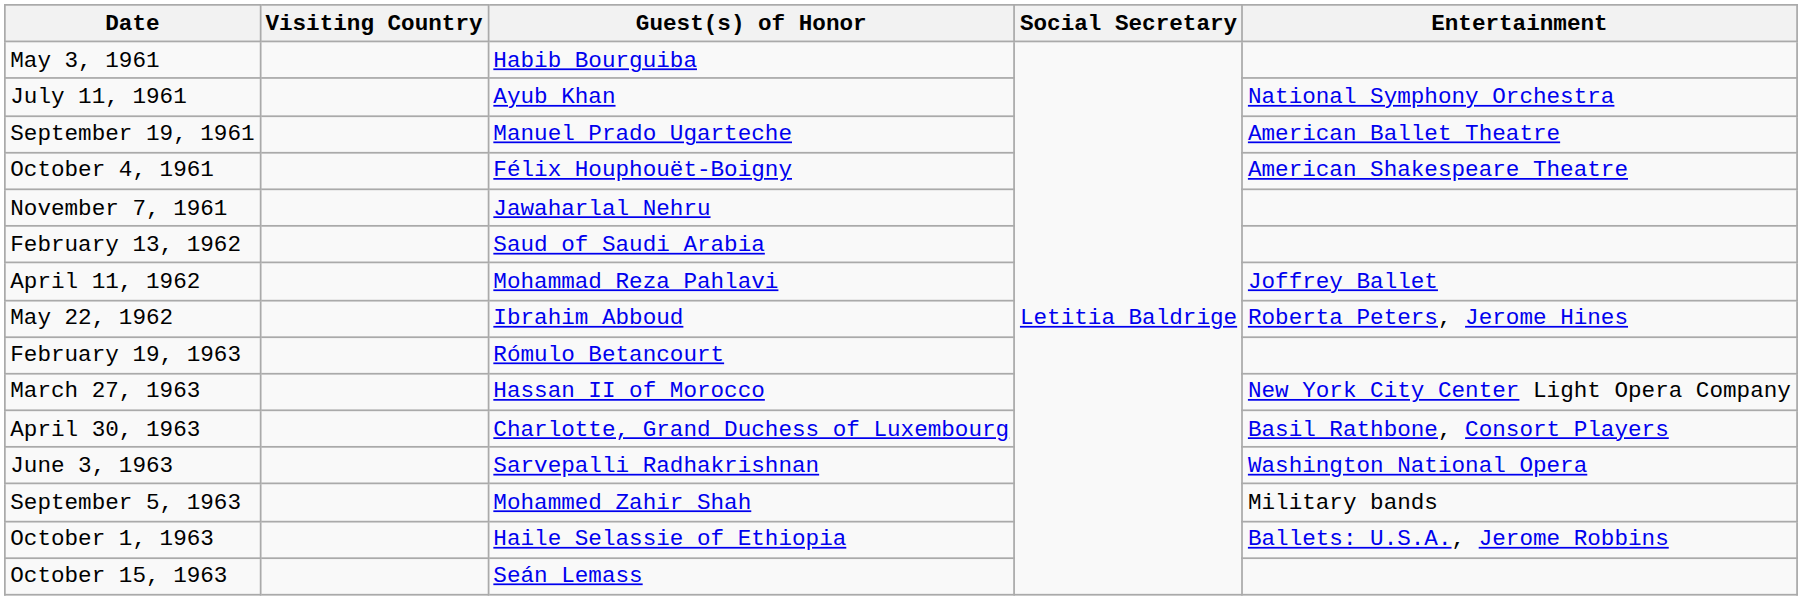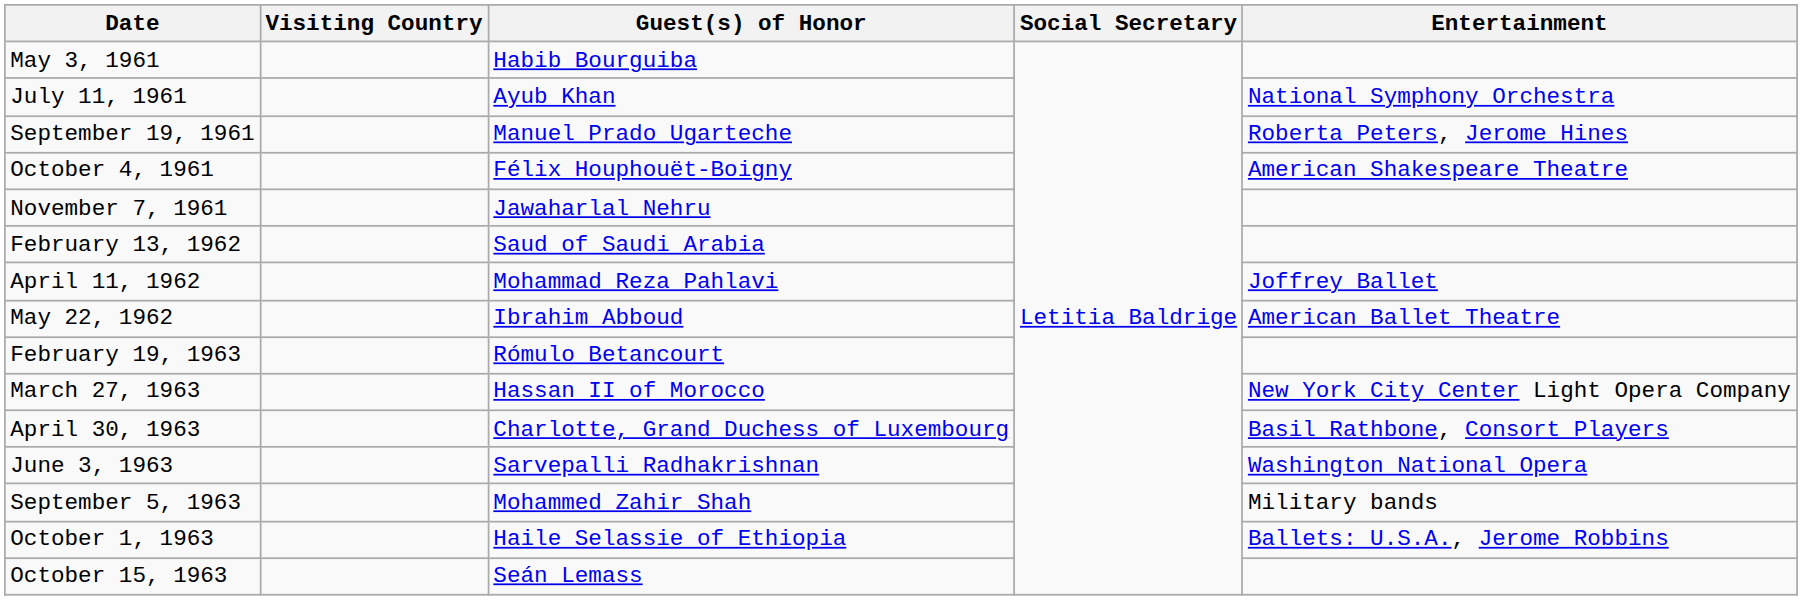(1404, 134) American Ballet Theatre -> (1438, 134) Roberta Peters, Jerome Hines
(1438, 318) Roberta Peters, Jerome Hines -> (1404, 318) American Ballet Theatre
